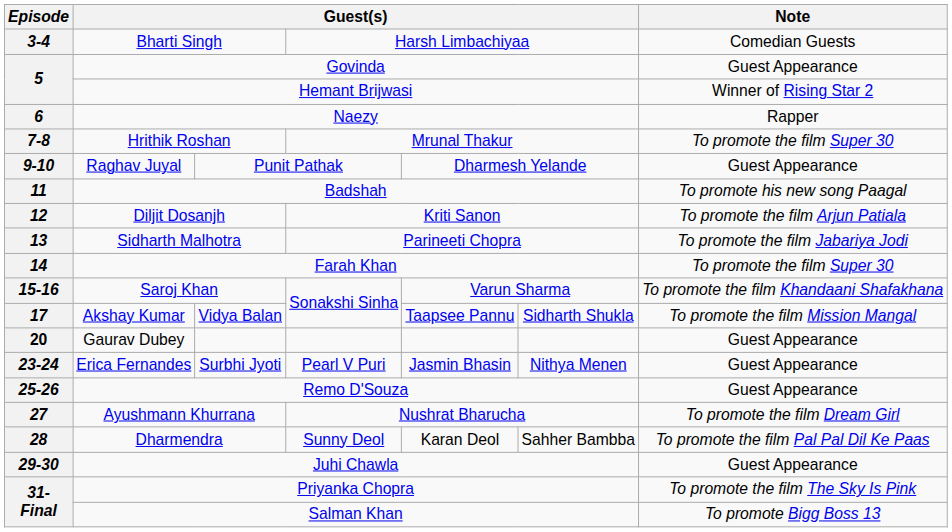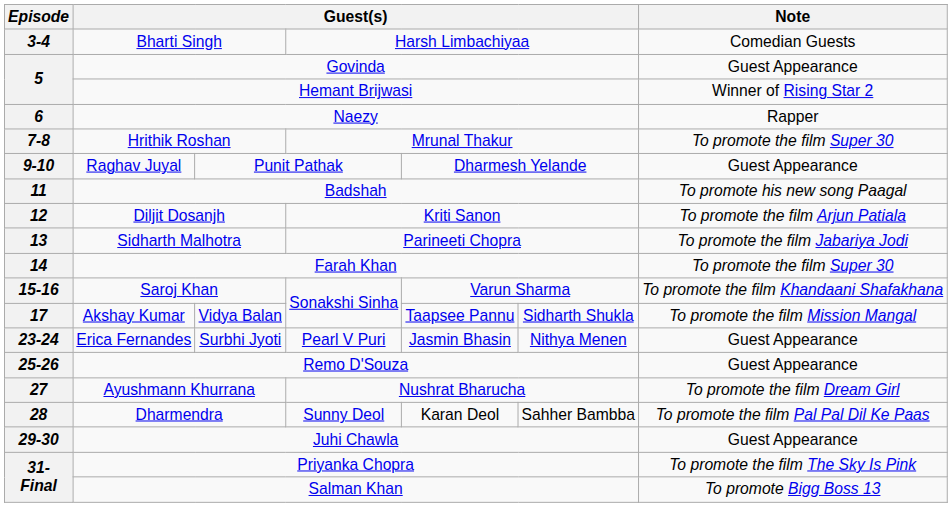- row: (39, 340)
